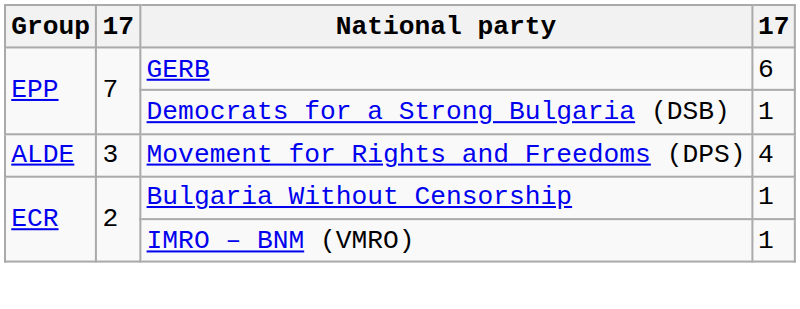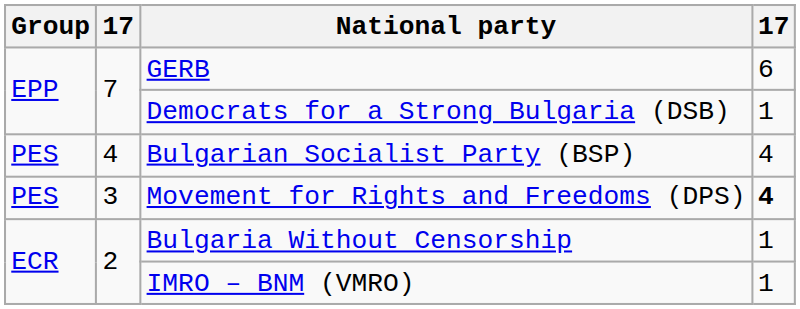+ row: (391, 155)
(43, 155) ALDE -> (35, 198) PES
(766, 155) normal -> (766, 198) bold
